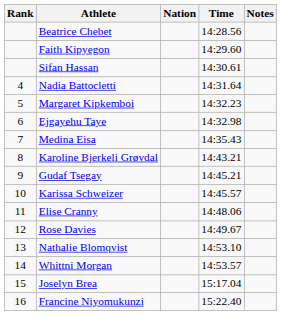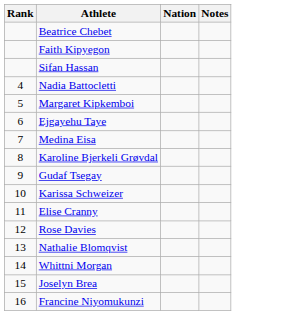- column: (221, 13)
